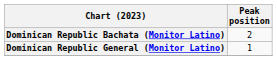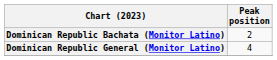(249, 49) 1 -> (249, 49) 4
